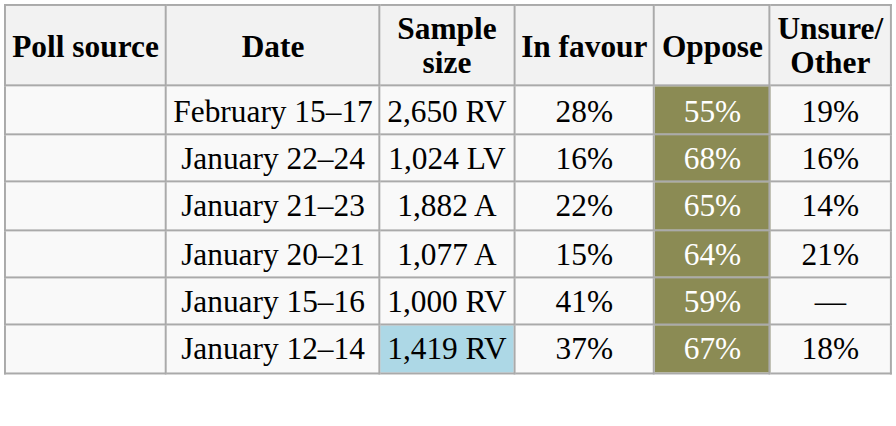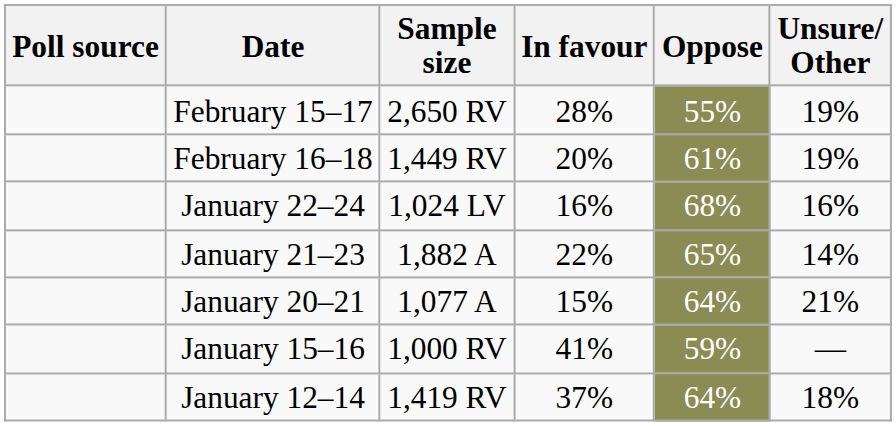+ row: (273, 158)
(447, 349) lightblue background -> (447, 397) no background
(712, 349) 67% -> (712, 397) 64%
